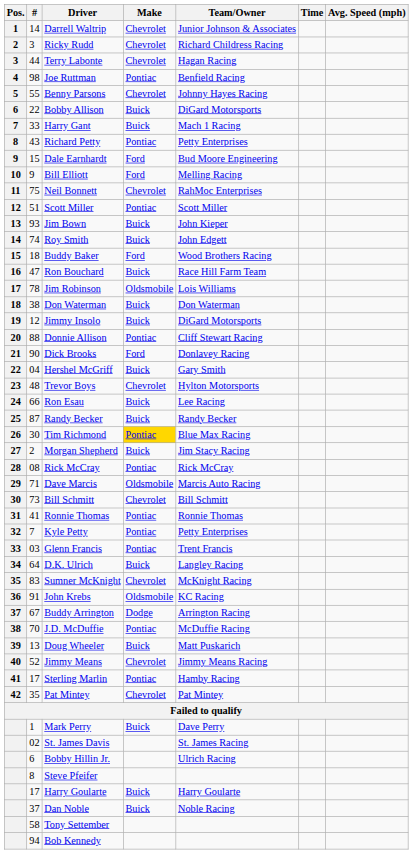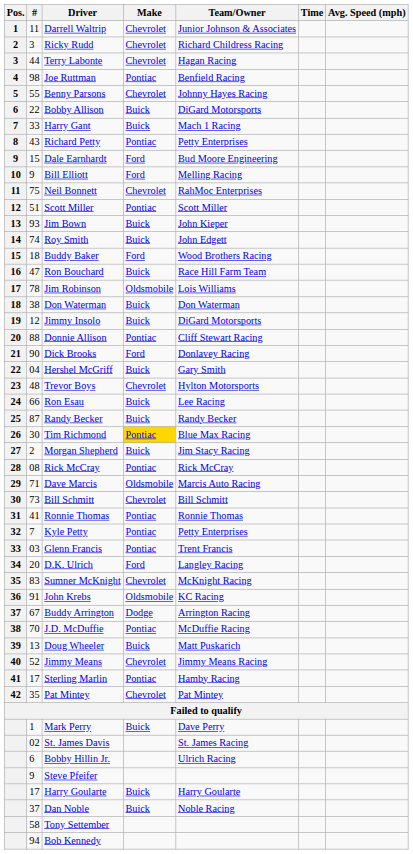(34, 28) 14 -> (34, 28) 11
(34, 564) 64 -> (34, 564) 20
(138, 564) Buick -> (135, 564) Ford
(32, 775) 8 -> (32, 775) 9
